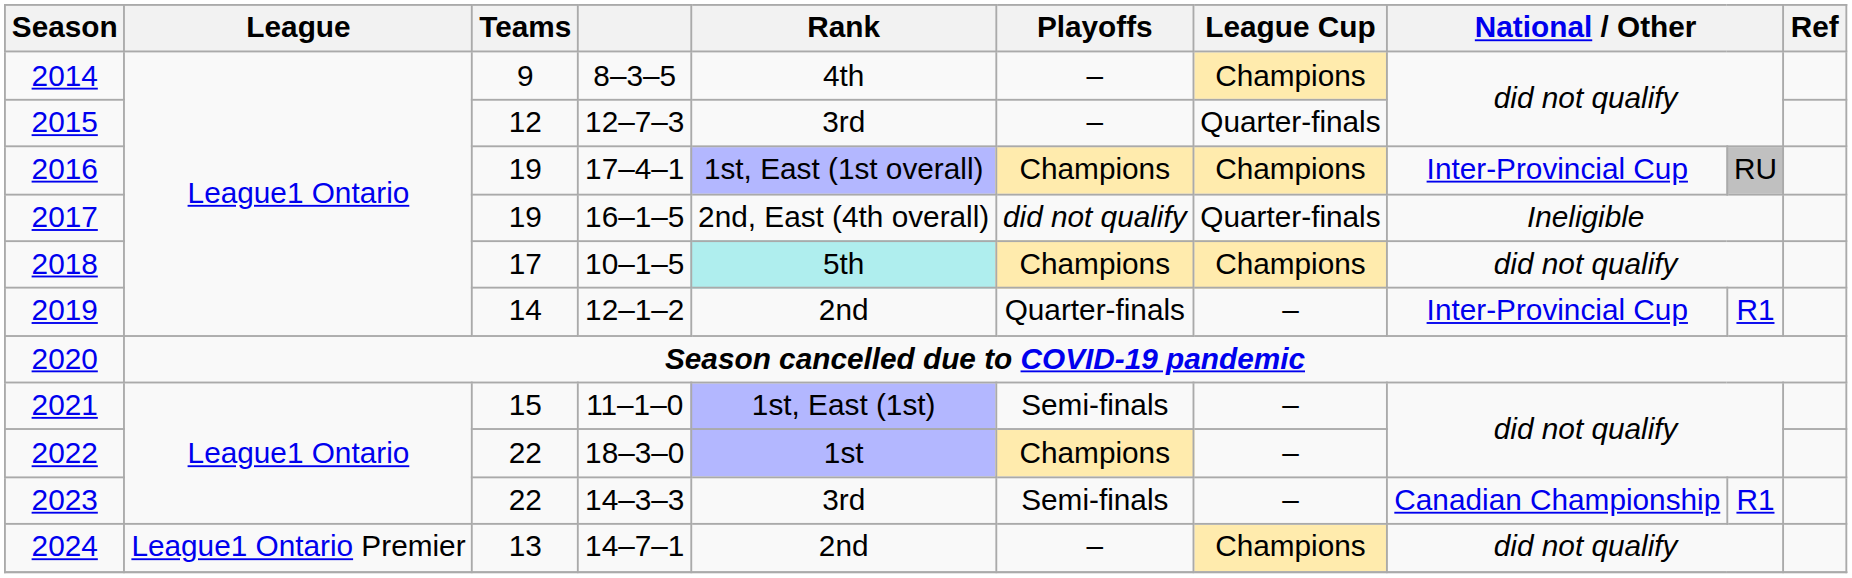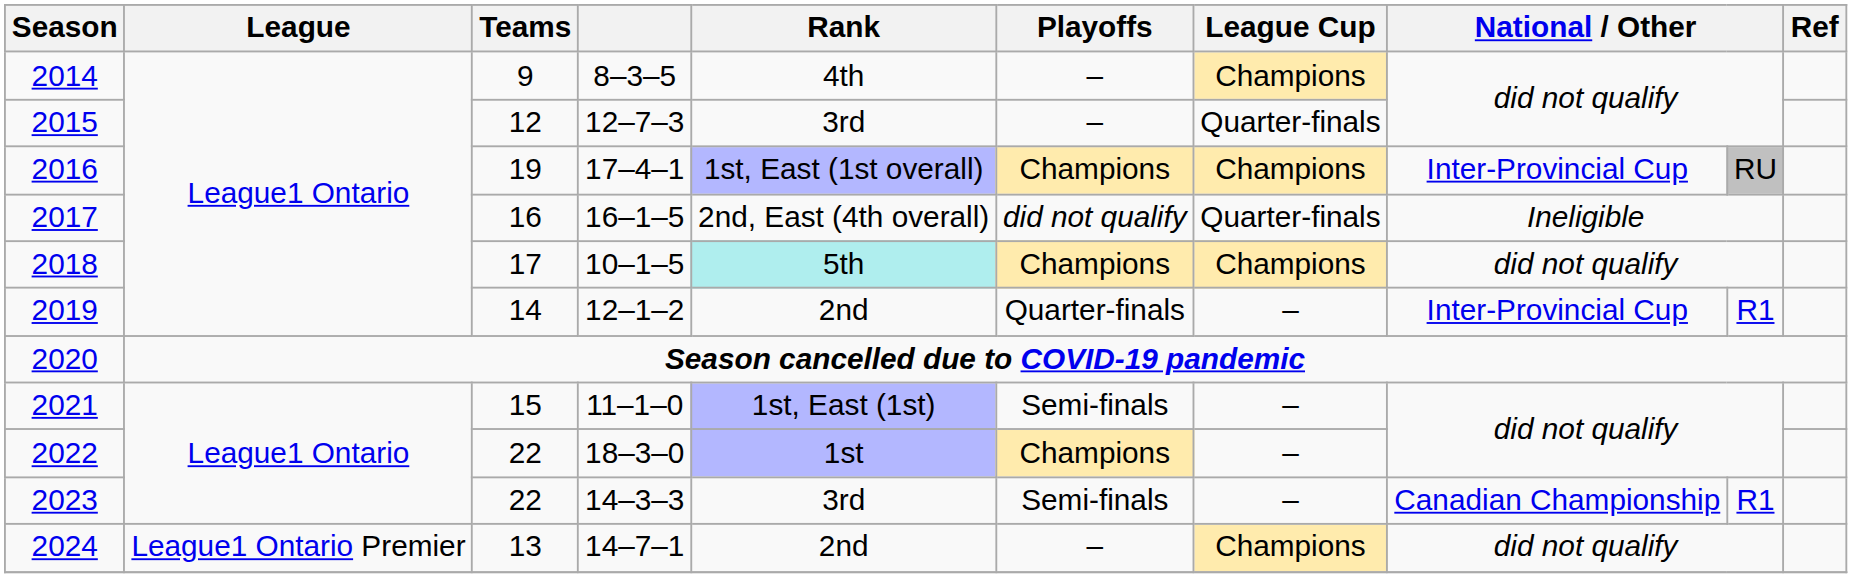(525, 216) 19 -> (525, 216) 16
